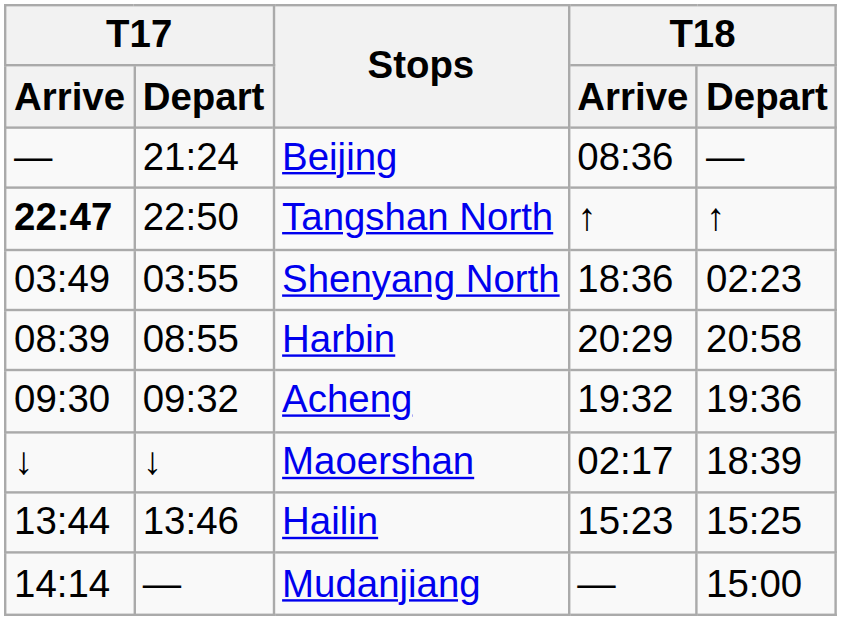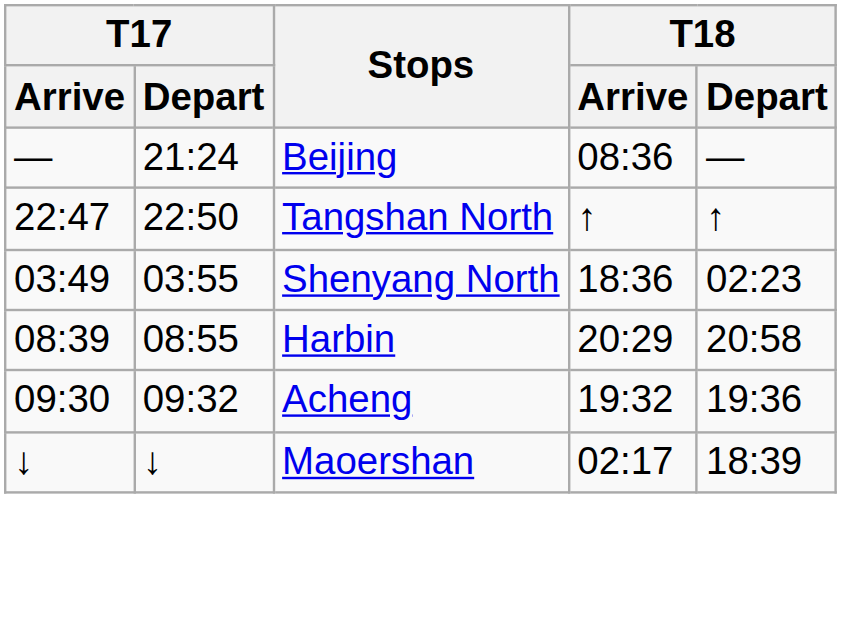(63, 217) bold -> (62, 217) normal
- row: (330, 522)
- row: (381, 583)
